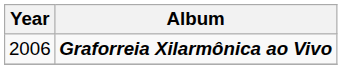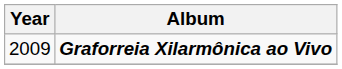(30, 49) 2006 -> (30, 49) 2009
